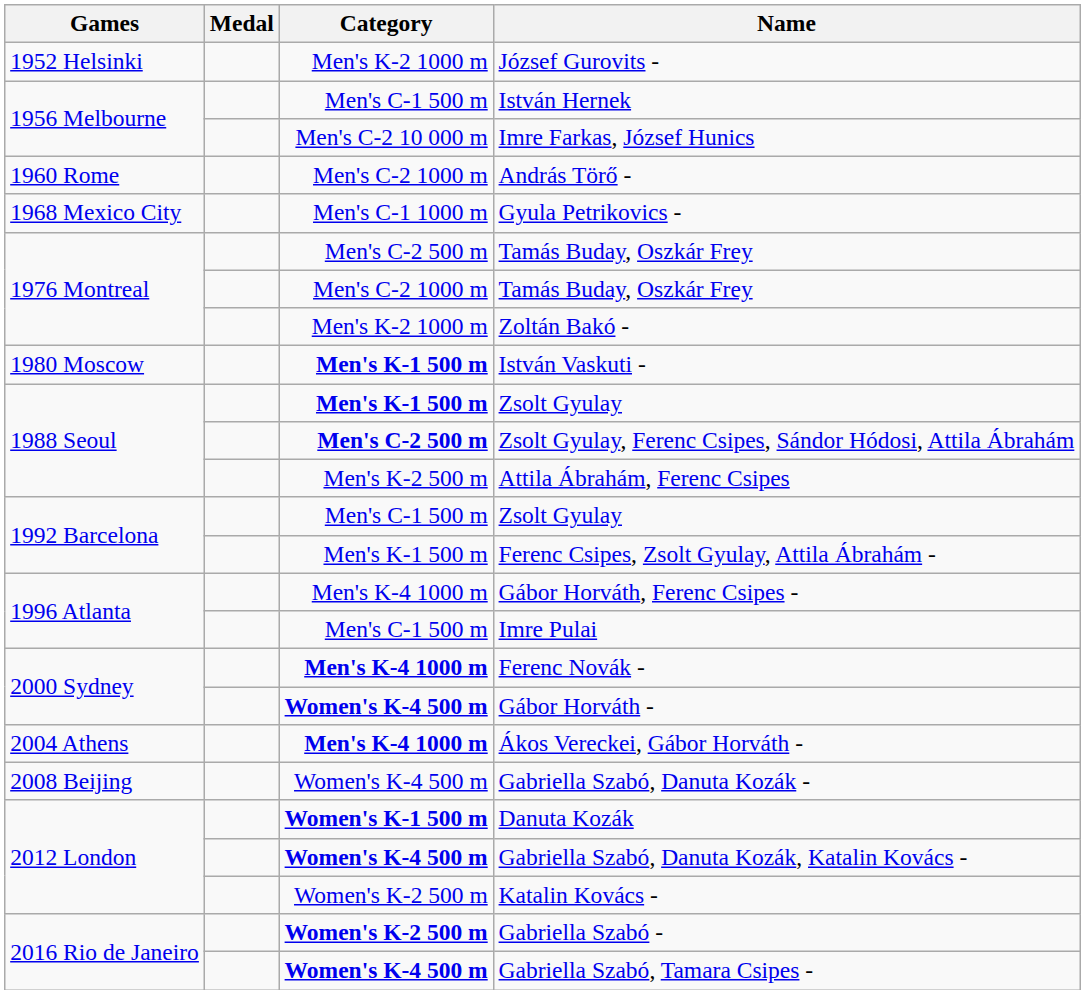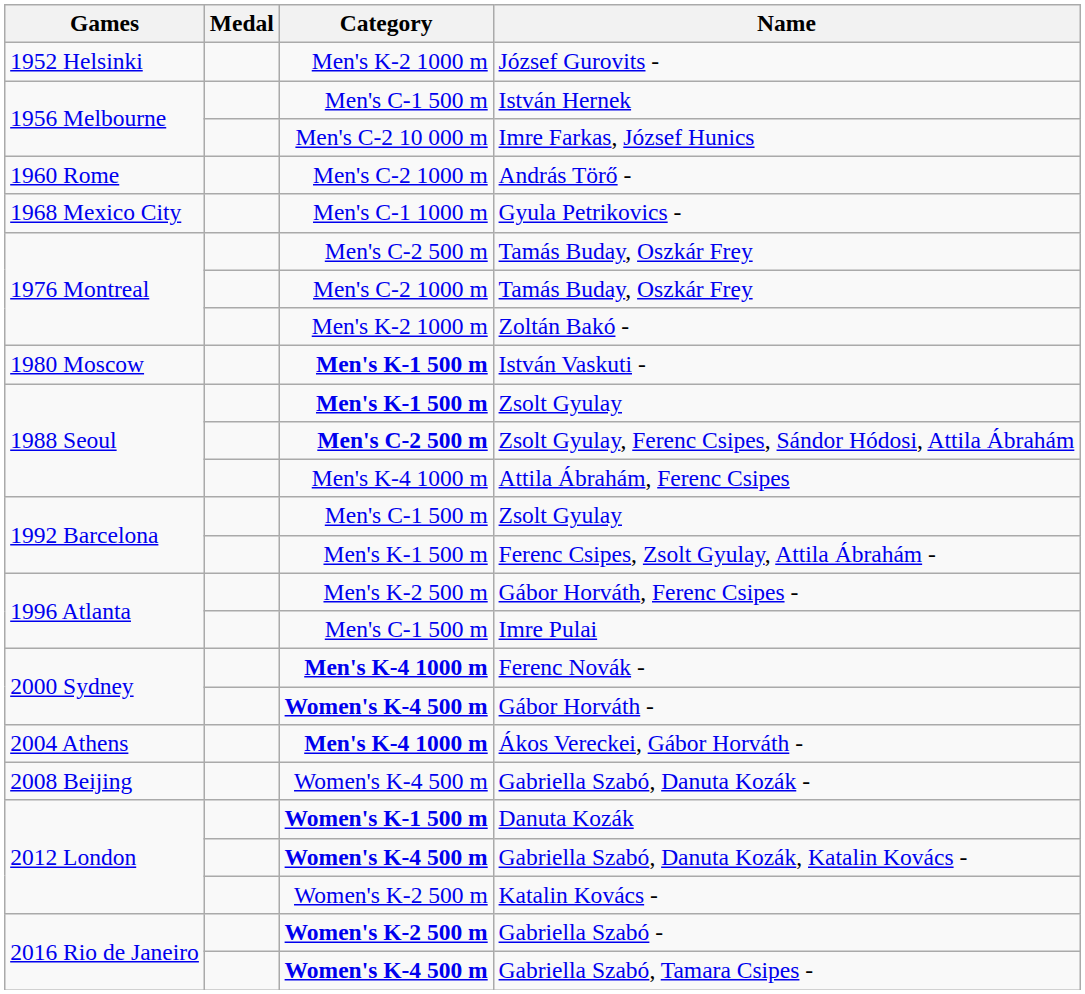(406, 477) Men's K-2 500 m -> (400, 477) Men's K-4 1000 m
(400, 591) Men's K-4 1000 m -> (406, 591) Men's K-2 500 m
